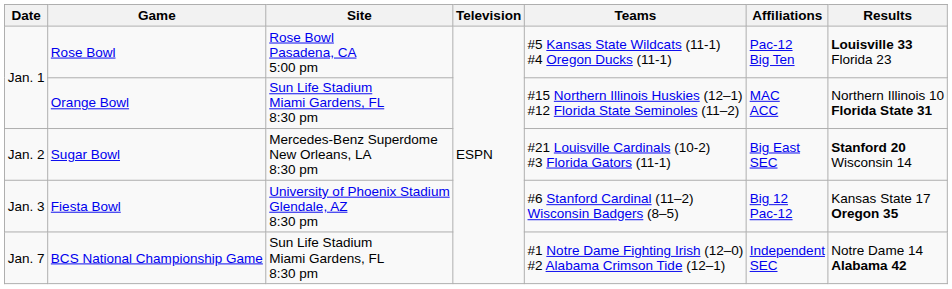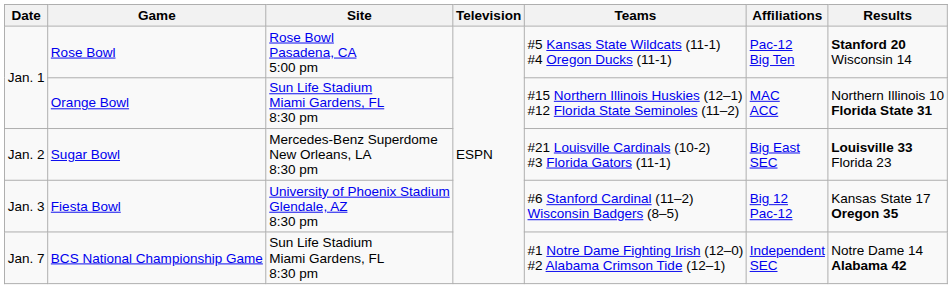(872, 52) Louisville 33 Florida 23 -> (871, 52) Stanford 20 Wisconsin 14
(871, 155) Stanford 20 Wisconsin 14 -> (872, 155) Louisville 33 Florida 23
